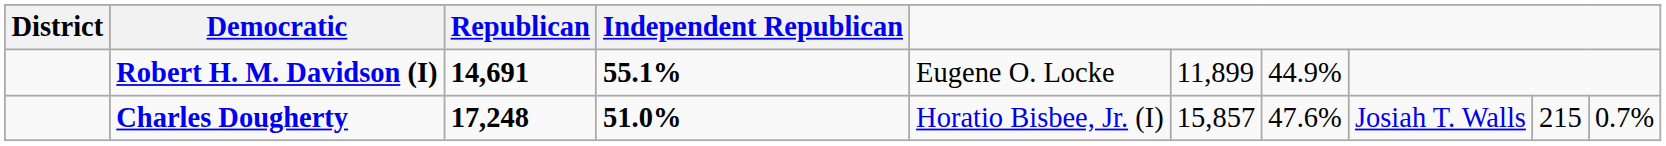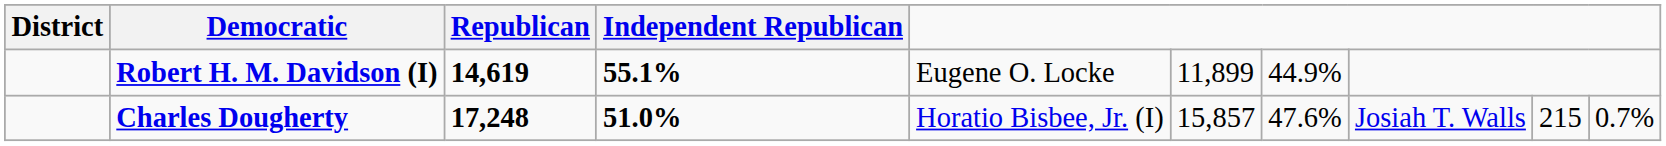(490, 72) 14,691 -> (490, 72) 14,619
